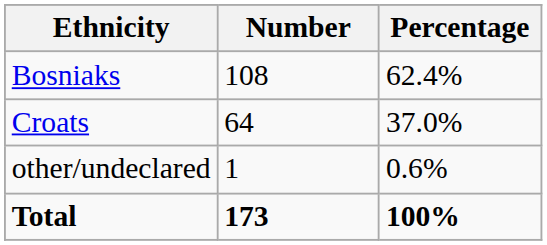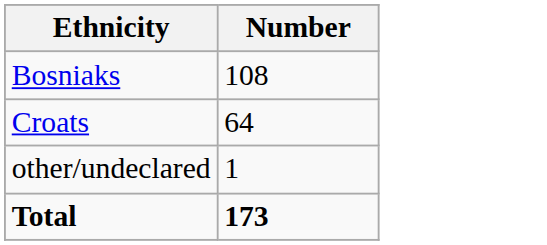- column: (460, 27)
